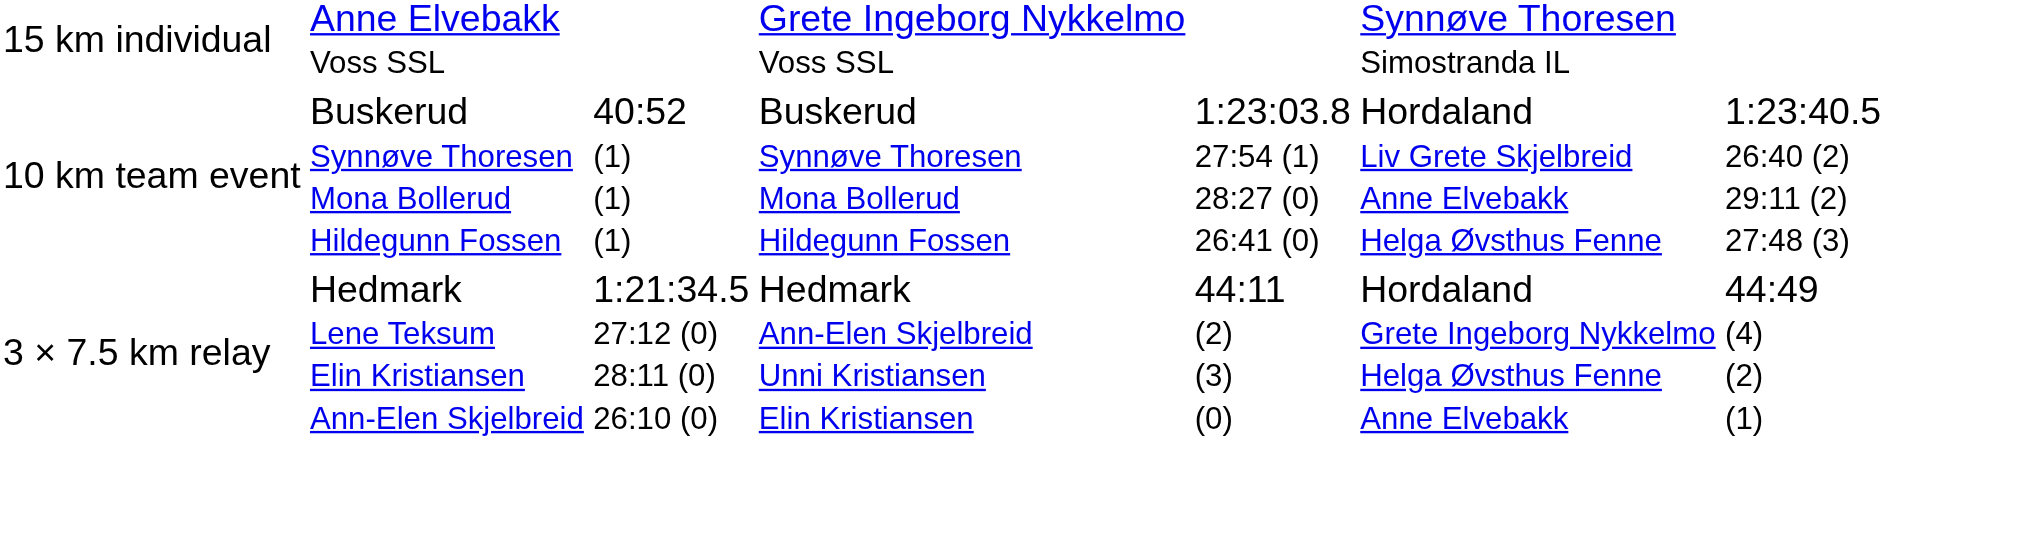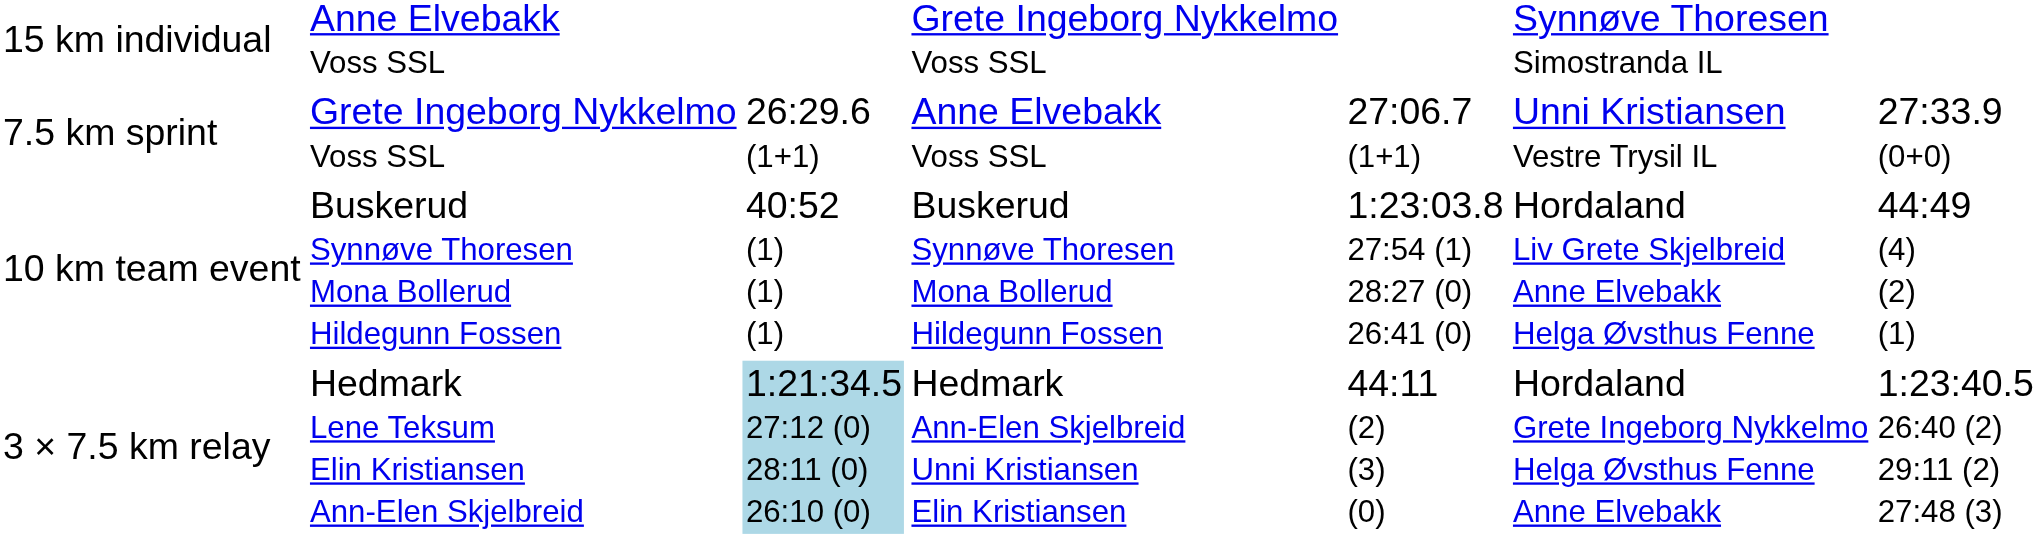+ row: (110, 133)
(1803, 175) 1:23:40.5 26:40 (2) 29:11 (2) 27:48 (3) -> (1925, 268) 44:49 (4) (2) (1)
(671, 353) no background -> (824, 446) lightblue background
(1772, 353) 44:49 (4) (2) (1) -> (1956, 446) 1:23:40.5 26:40 (2) 29:11 (2) 27:48 (3)
